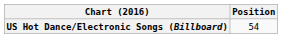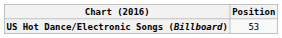(254, 26) 54 -> (254, 26) 53
